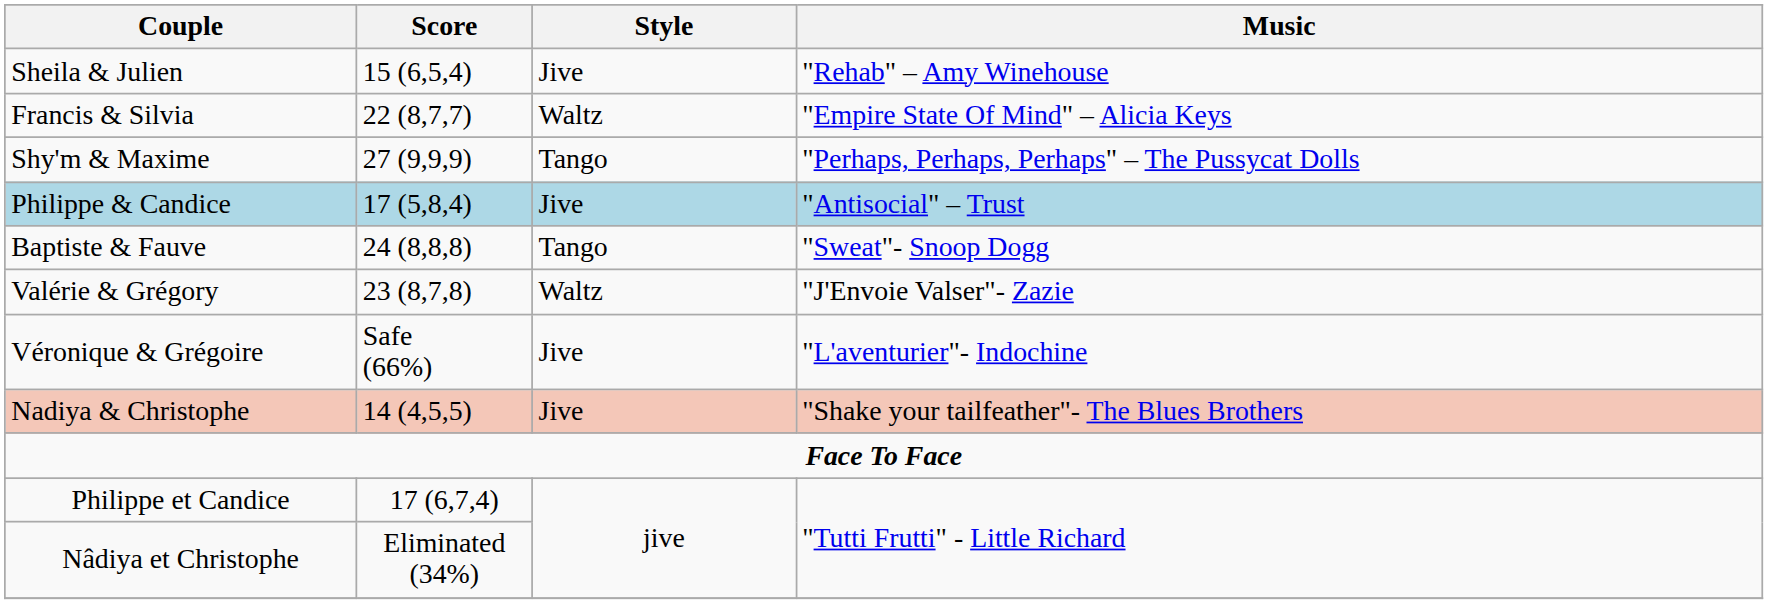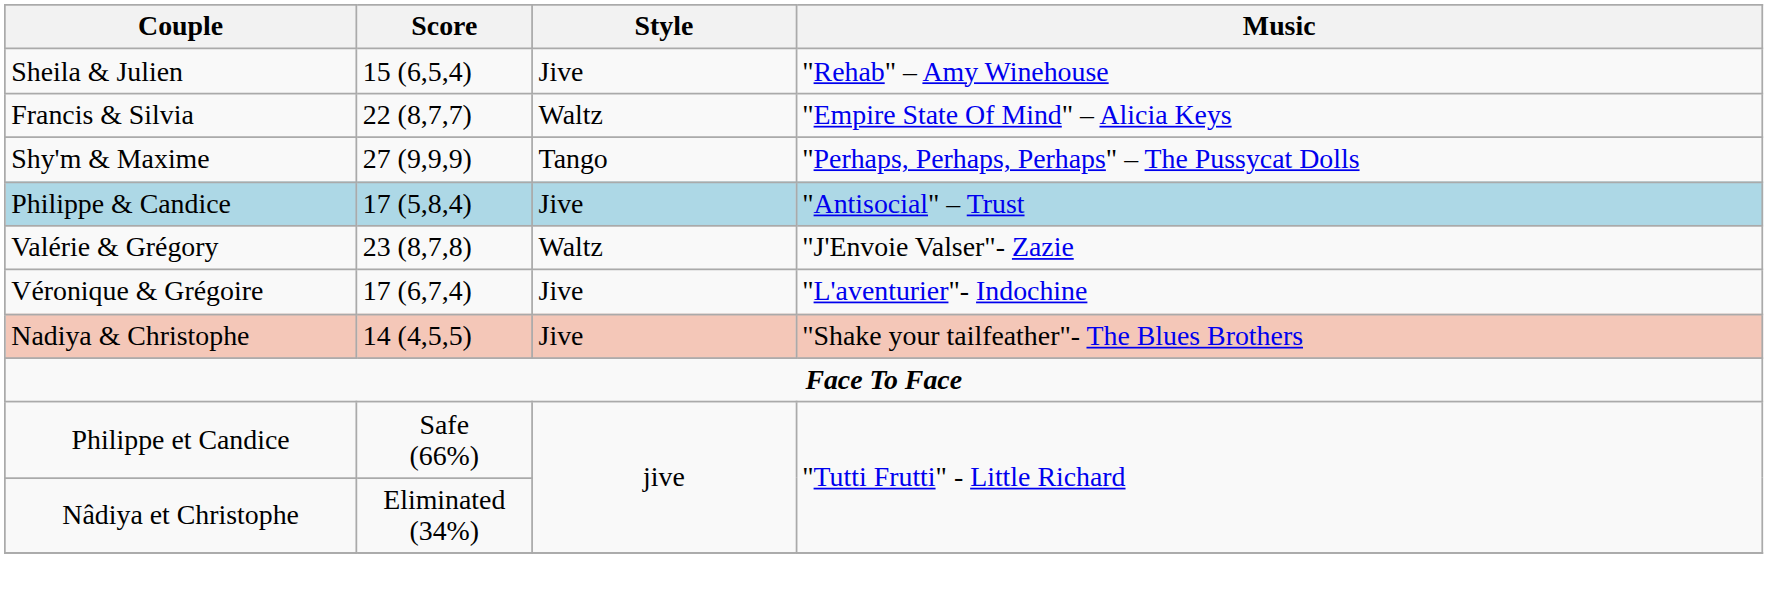- row: (109, 247)
(398, 351) Safe (66%) -> (417, 291) 17 (6,7,4)
(444, 499) 17 (6,7,4) -> (444, 439) Safe (66%)
